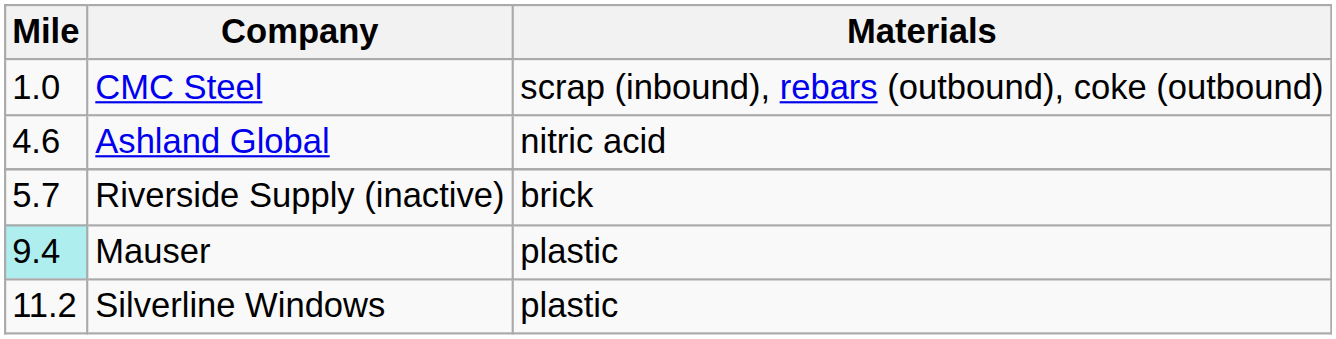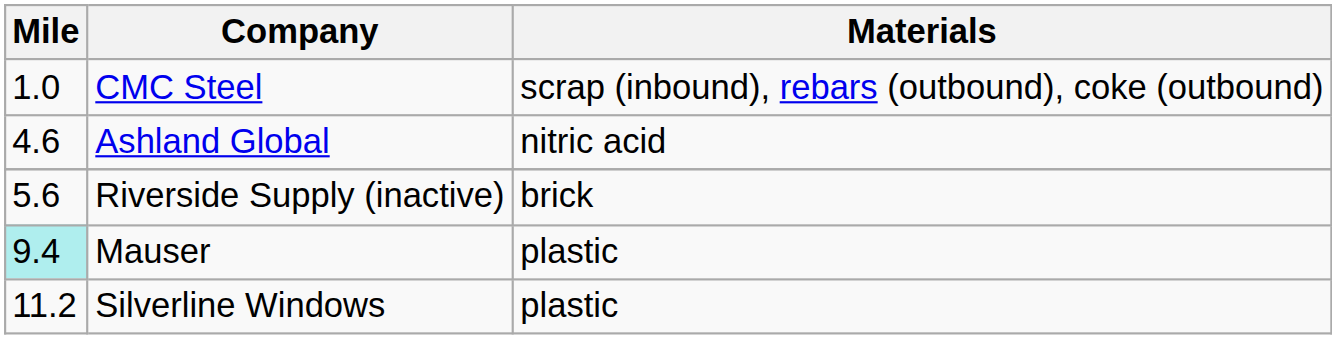(36, 196) 5.7 -> (36, 196) 5.6
